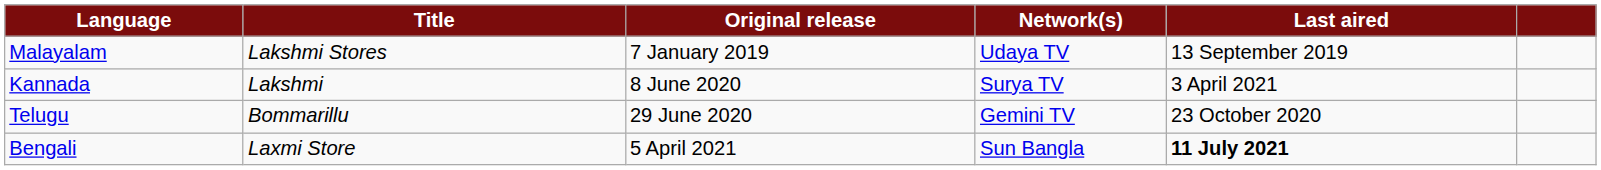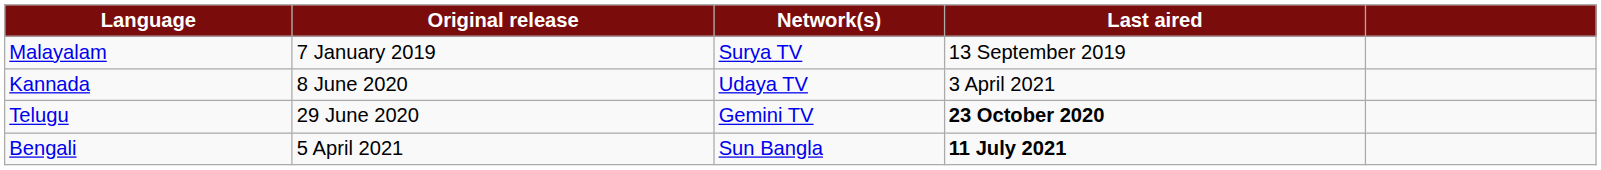- column: (434, 20)
(1025, 52) Udaya TV -> (760, 52) Surya TV
(1022, 84) Surya TV -> (763, 84) Udaya TV
(1246, 116) normal -> (1027, 116) bold
